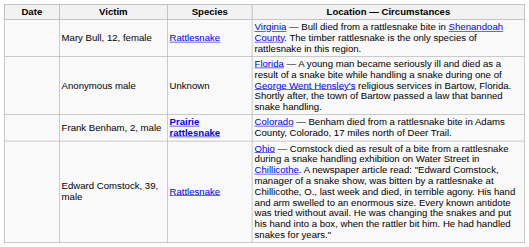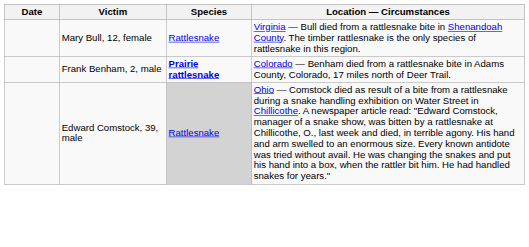- row: (99, 85)
(195, 191) no background -> (194, 133) lightgrey background
